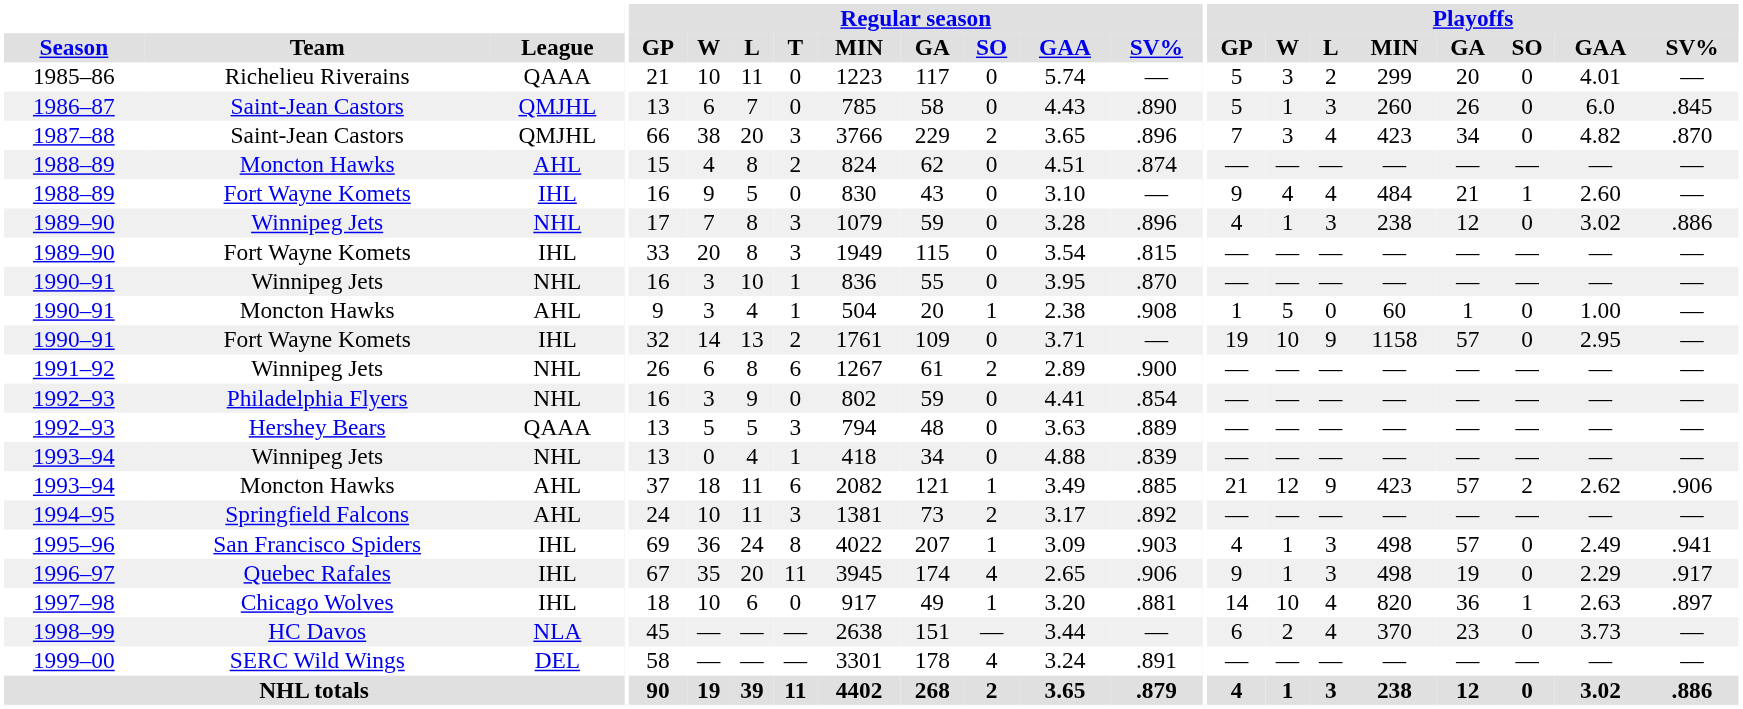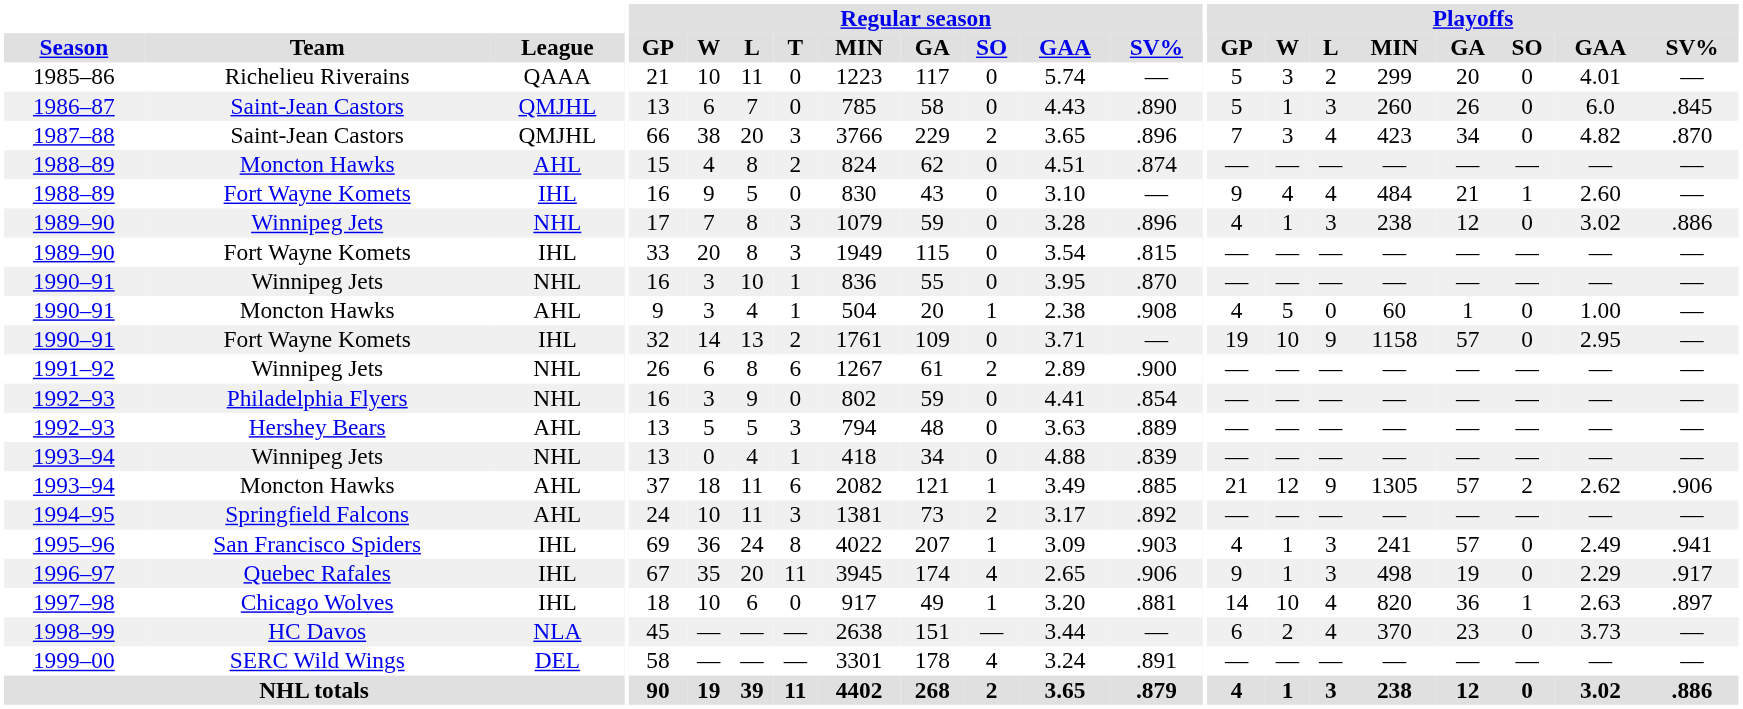(1237, 310) 1 -> (1237, 310) 4
(557, 427) QAAA -> (557, 427) AHL
(1394, 485) 423 -> (1394, 485) 1305
(1394, 543) 498 -> (1394, 543) 241
